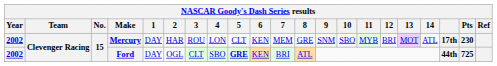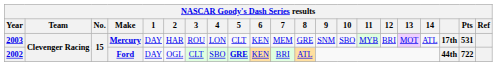(15, 40) 2002 -> (15, 40) 2003
(467, 40) 230 -> (467, 40) 531
(467, 54) 725 -> (467, 54) 722
